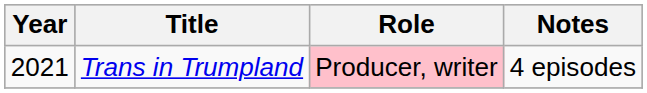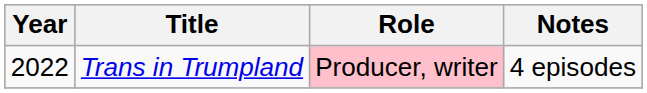(40, 66) 2021 -> (40, 66) 2022
